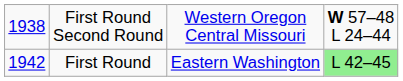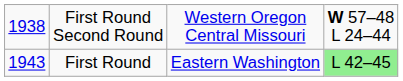(27, 62) 1942 -> (27, 62) 1943
